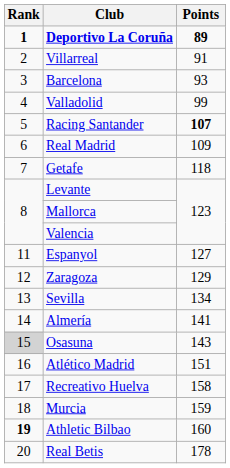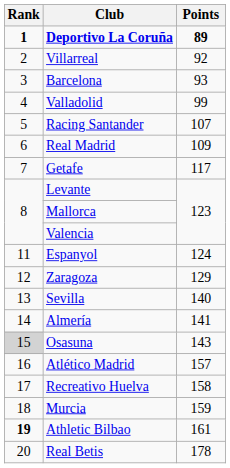(201, 59) 91 -> (201, 59) 92
(201, 124) bold -> (201, 124) normal
(201, 168) 118 -> (201, 168) 117
(201, 255) 127 -> (201, 255) 124
(201, 299) 134 -> (201, 299) 140
(201, 364) 151 -> (201, 364) 157
(201, 430) 160 -> (201, 430) 161
